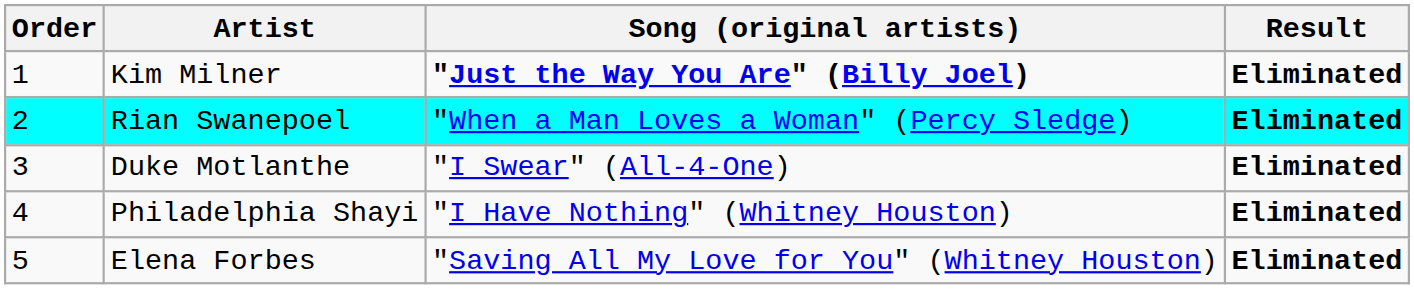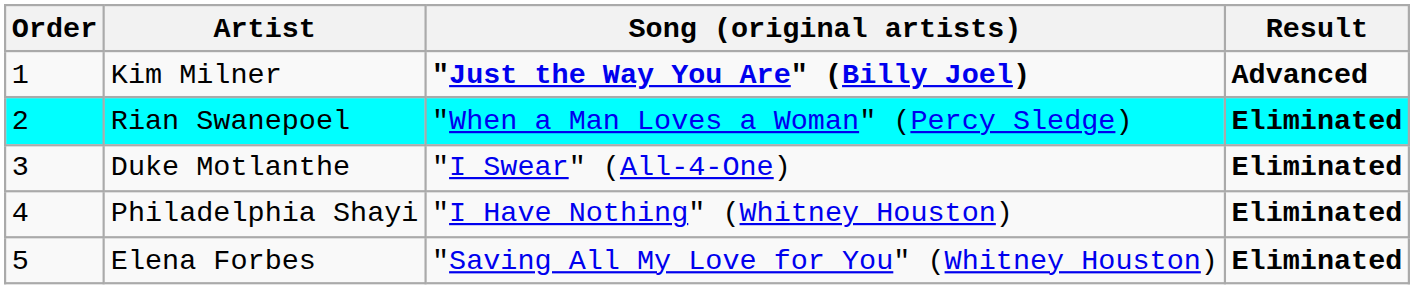(1317, 75) Eliminated -> (1300, 75) Advanced
